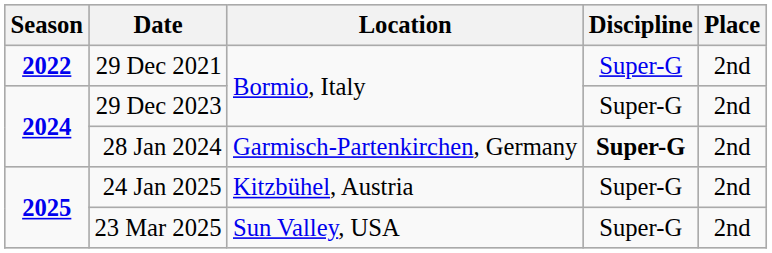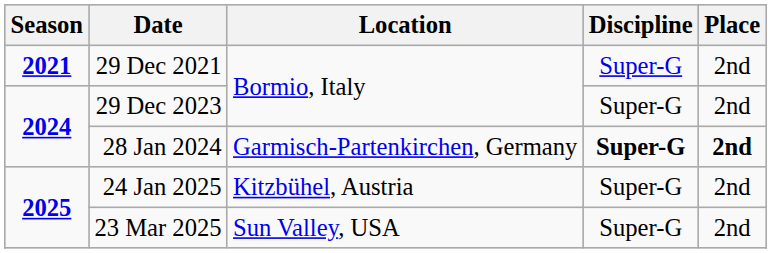(47, 65) 2022 -> (47, 65) 2021
(732, 146) normal -> (732, 146) bold
